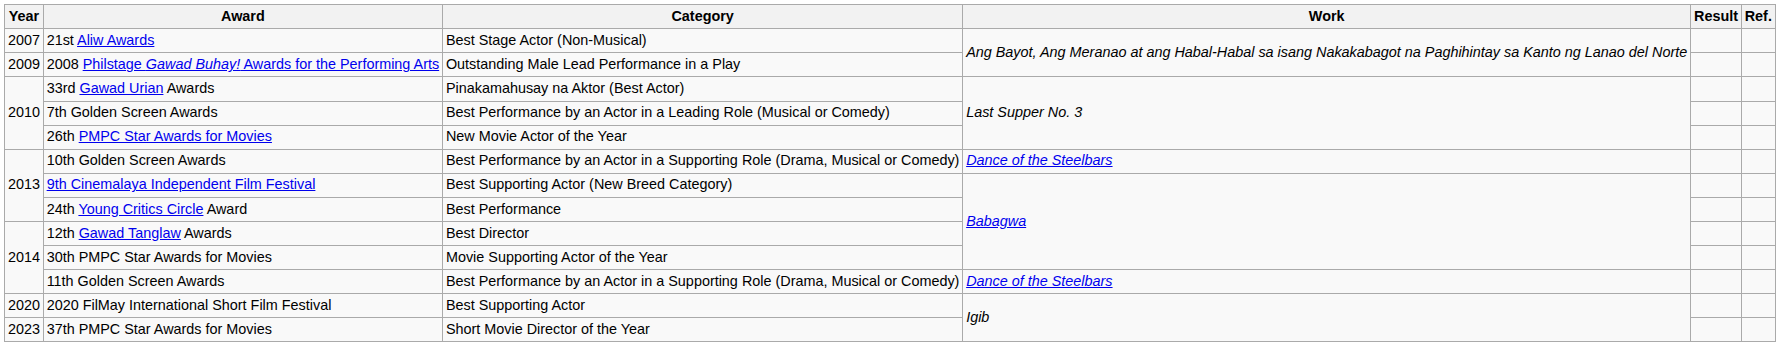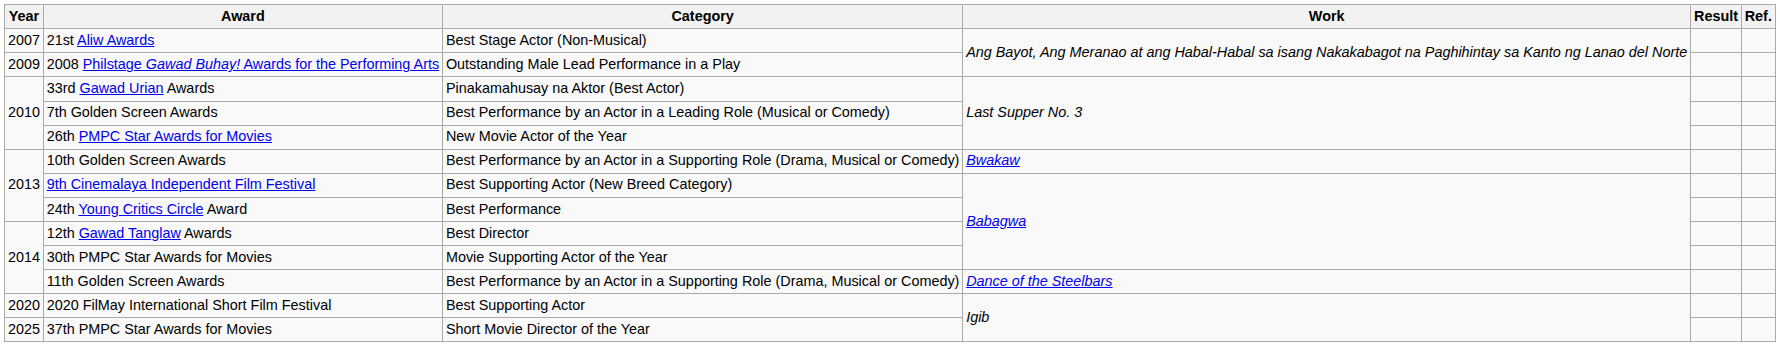(1039, 160) Dance of the Steelbars -> (993, 160) Bwakaw
(24, 329) 2023 -> (24, 329) 2025
